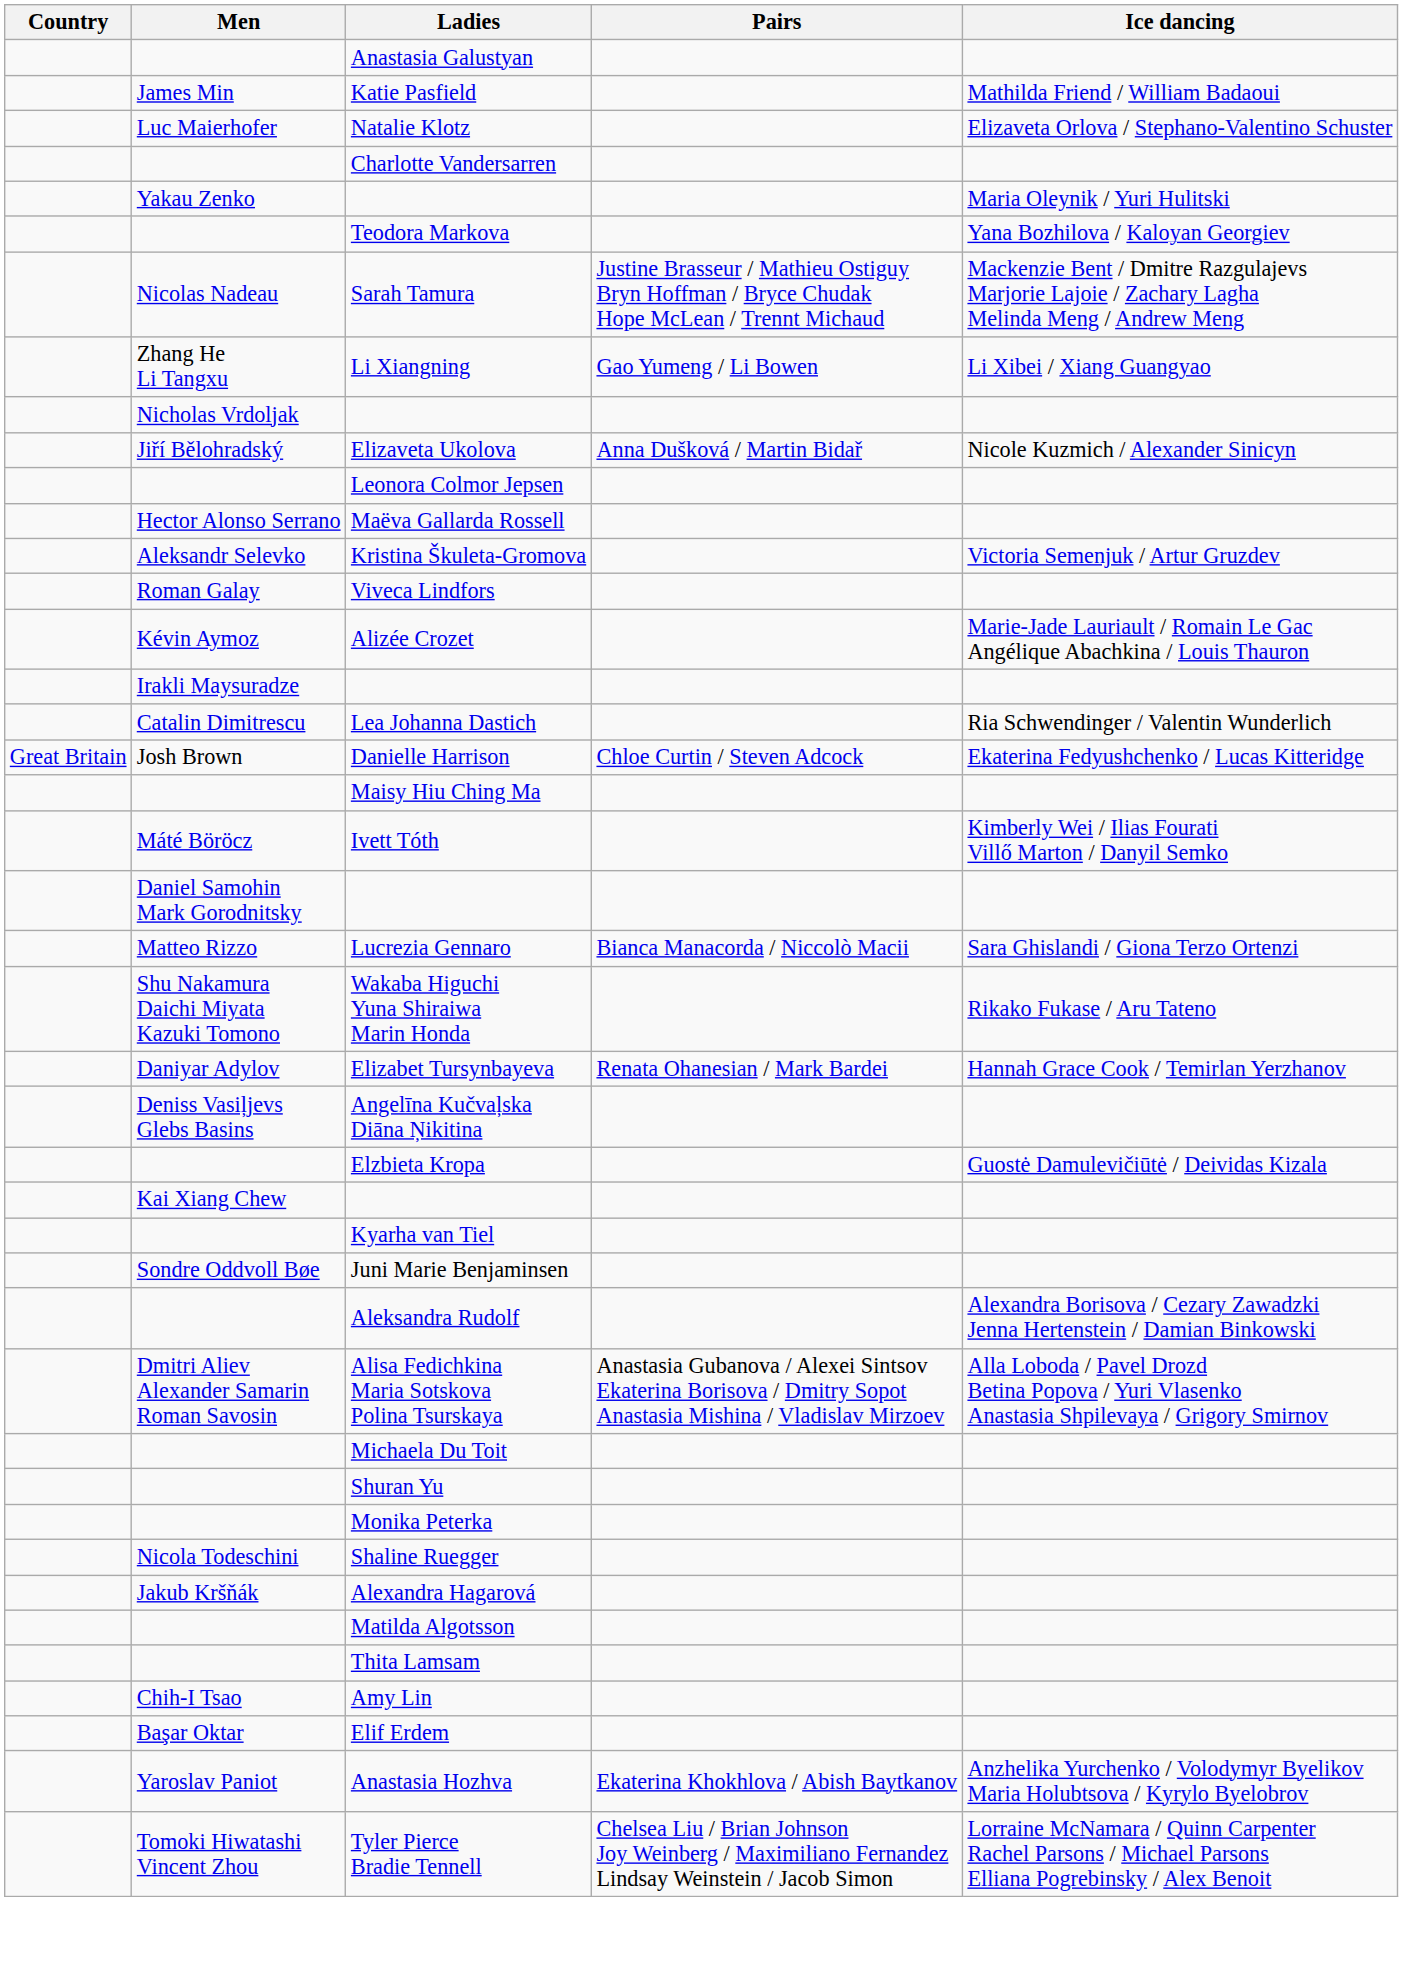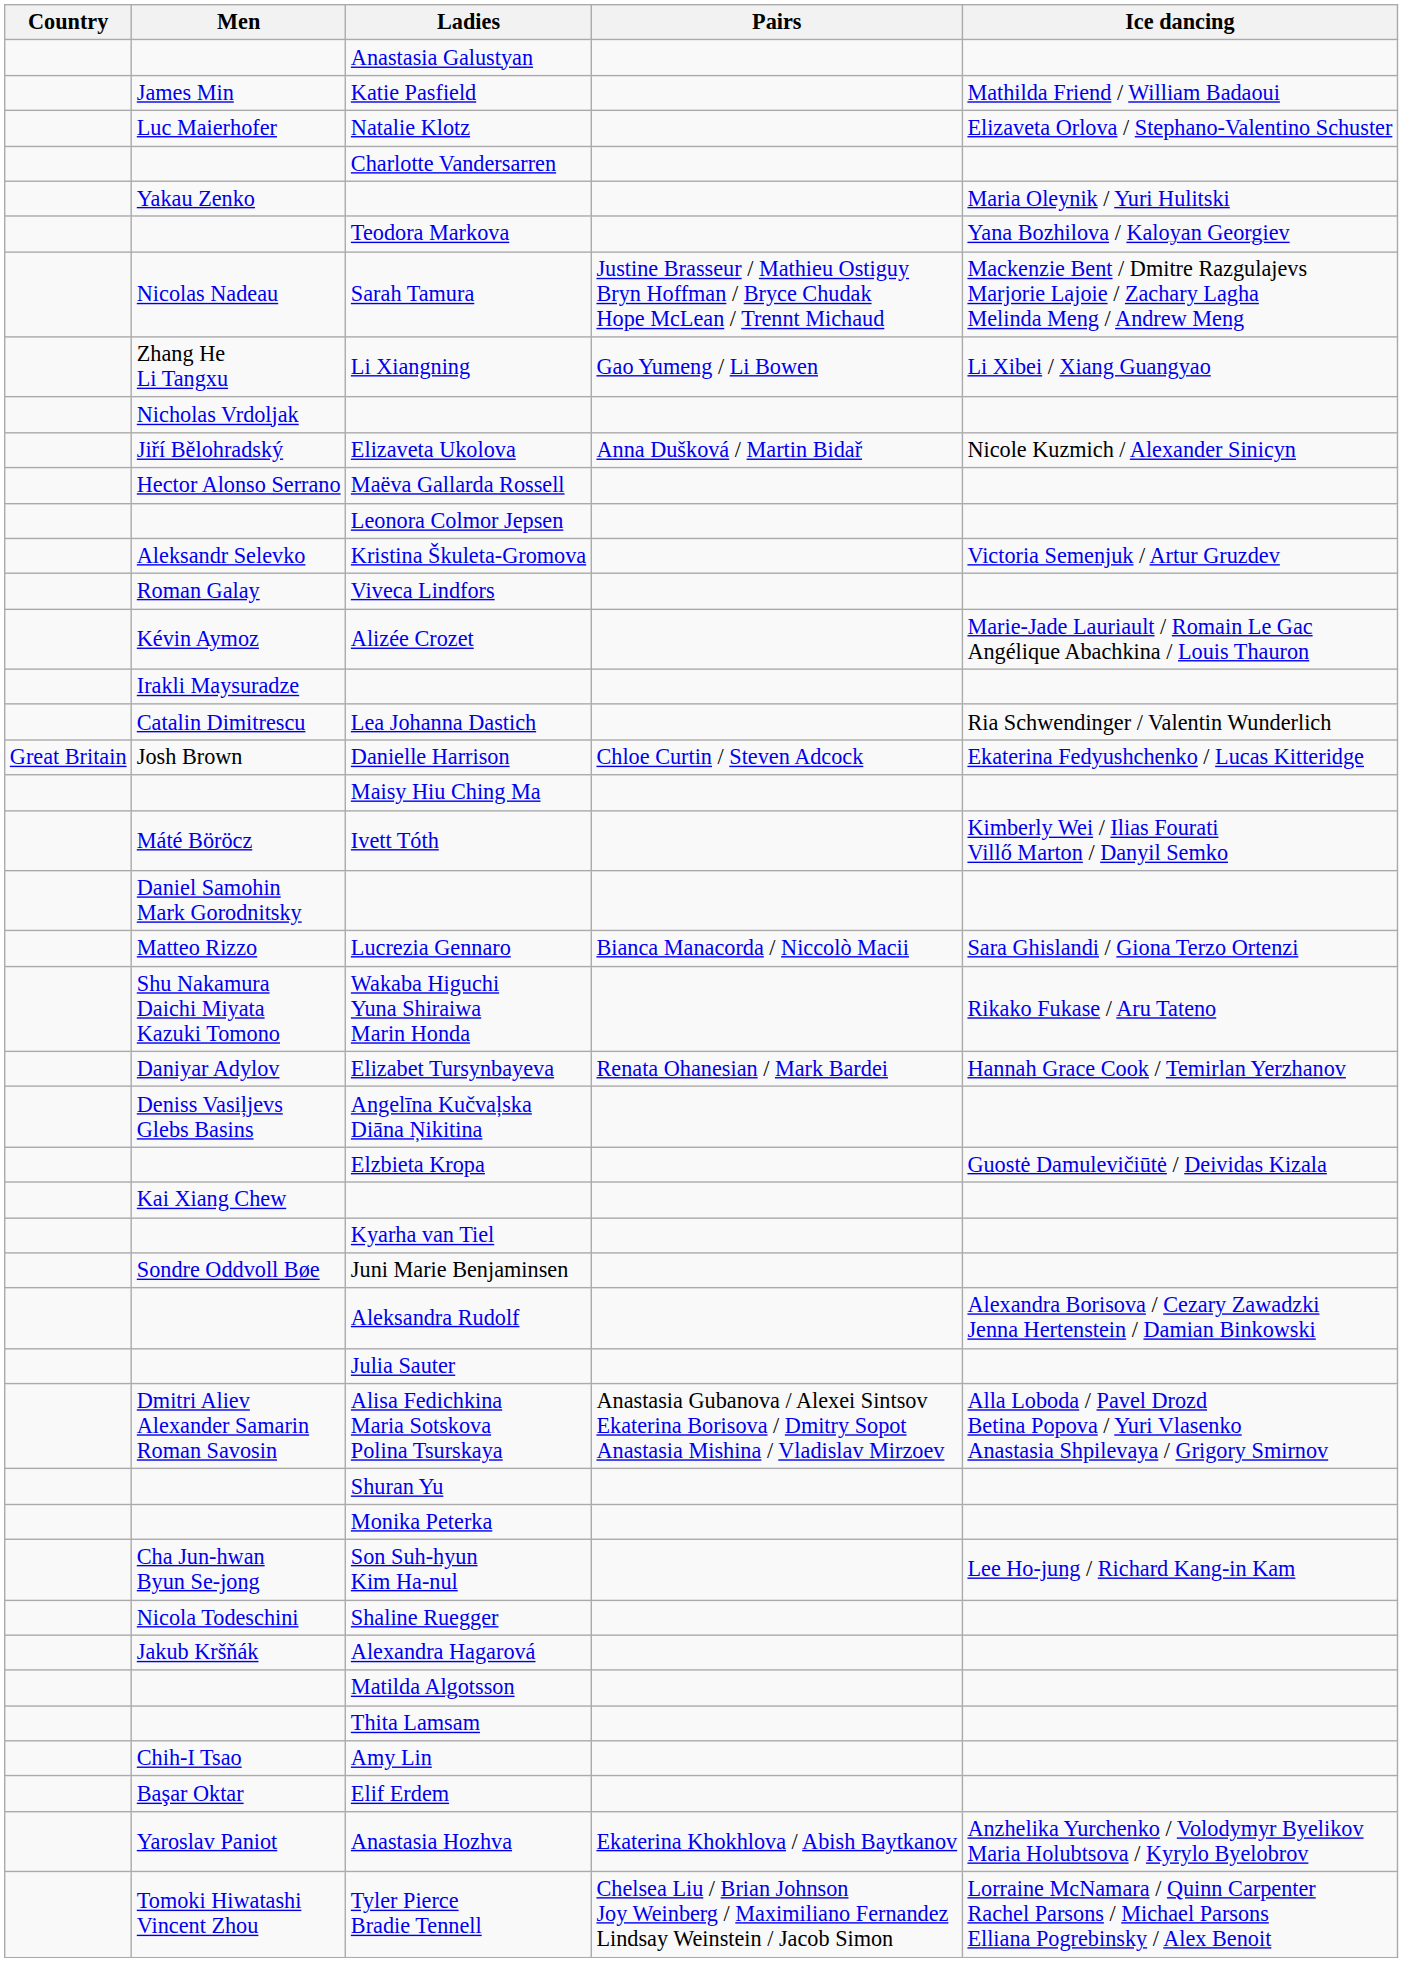rows swapped: (239, 485) <-> (239, 520)
+ row: (239, 1366)
- row: (239, 1451)
+ row: (201, 1569)
